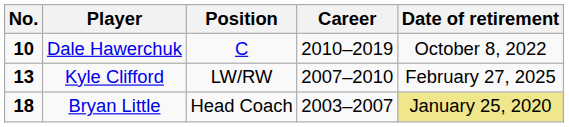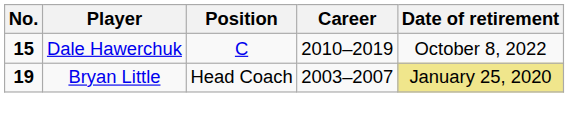(24, 48) 10 -> (24, 48) 15
- row: (114, 77)
(24, 106) 18 -> (24, 77) 19
